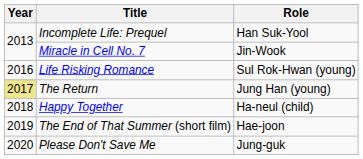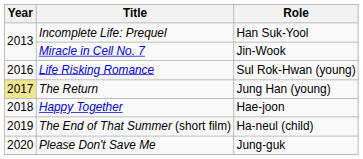(275, 107) Ha-neul (child) -> (261, 107) Hae-joon
(261, 126) Hae-joon -> (275, 126) Ha-neul (child)
